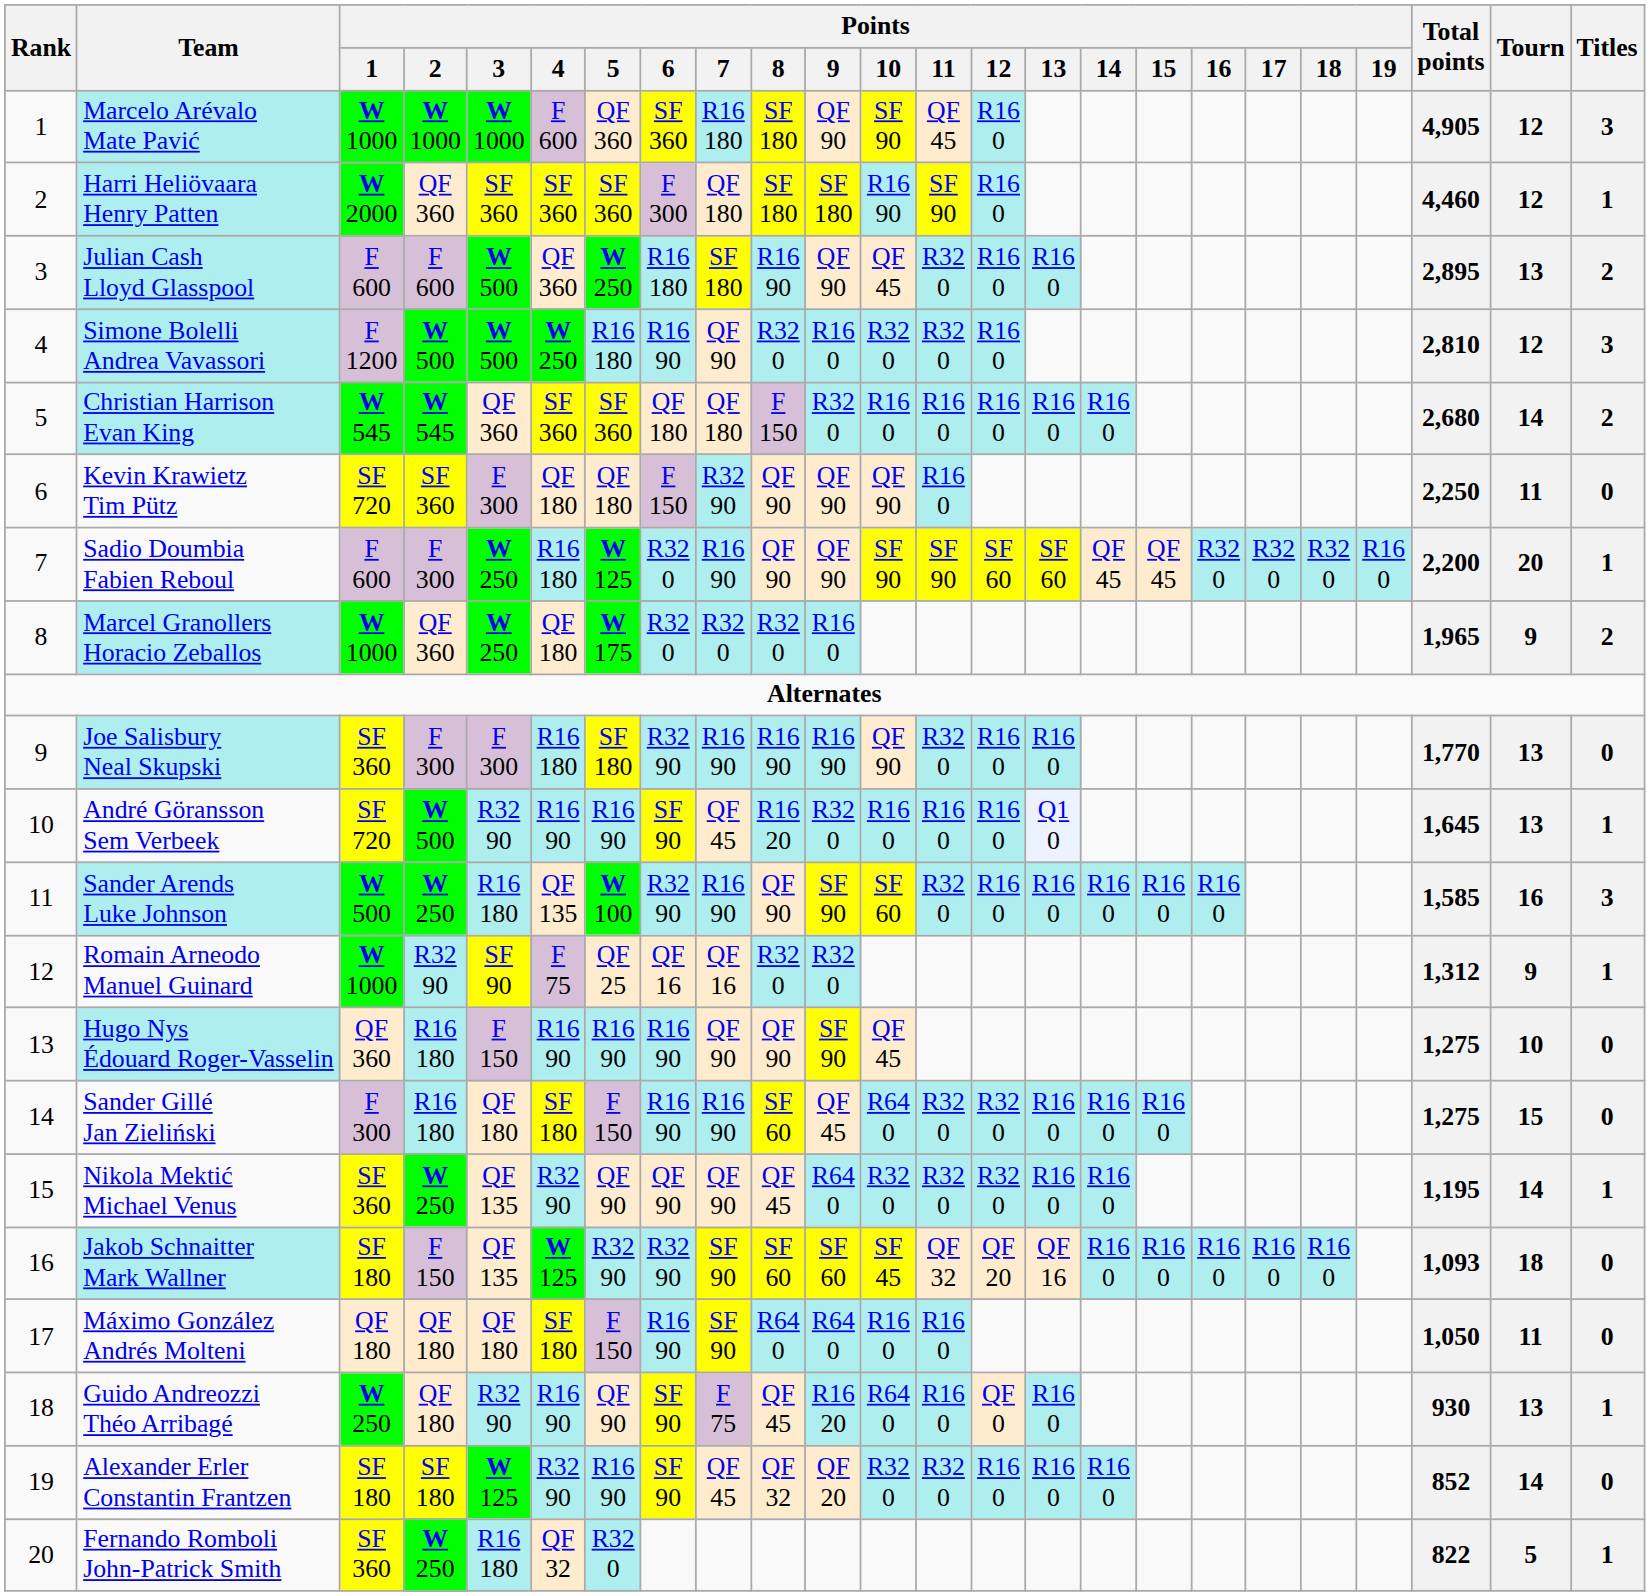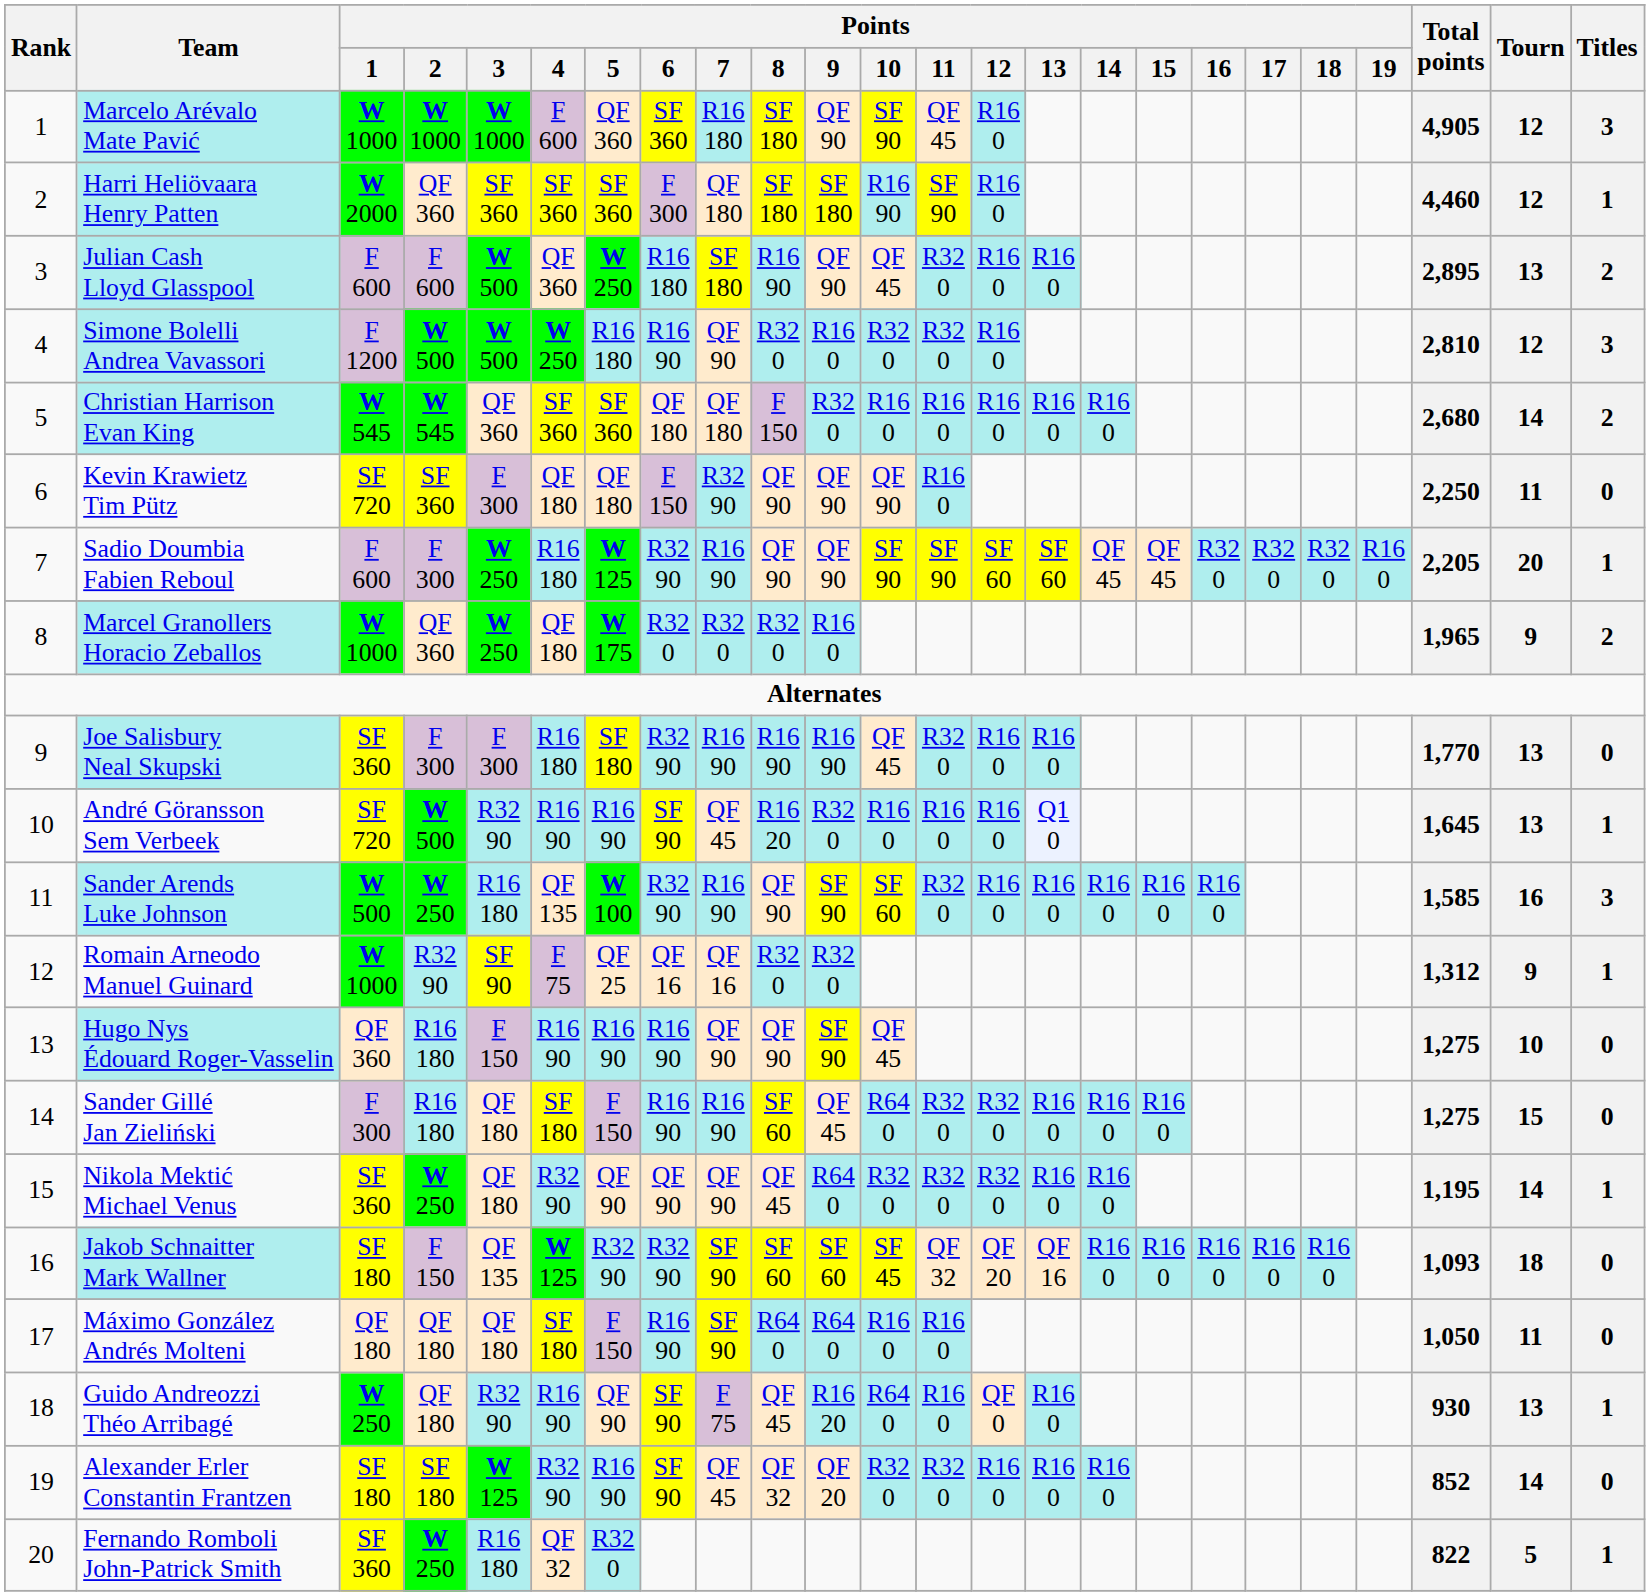(668, 564) R32 0 -> (668, 564) R32 90
(1451, 564) 2,200 -> (1451, 564) 2,205
(888, 752) QF 90 -> (888, 752) QF 45
(499, 1190) QF 135 -> (499, 1190) QF 180
